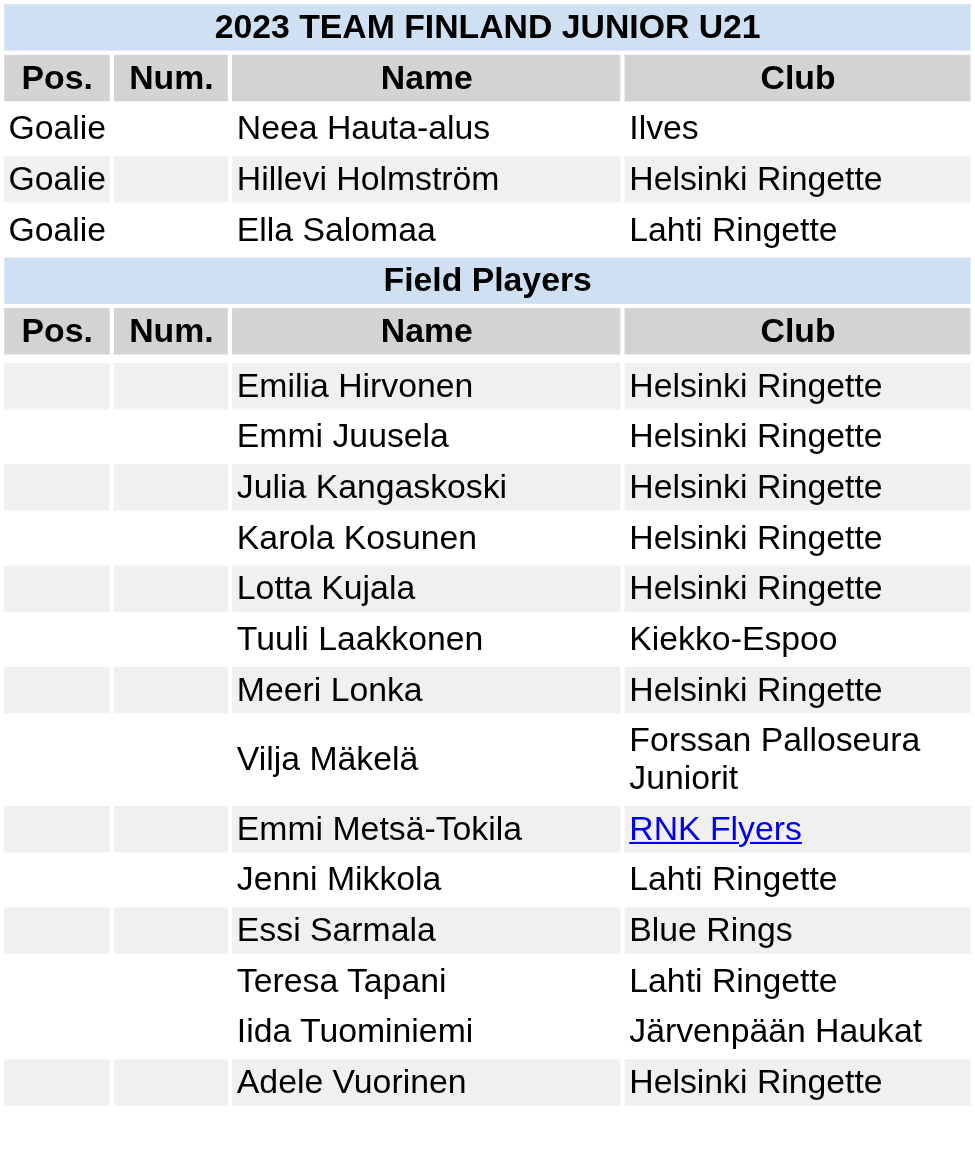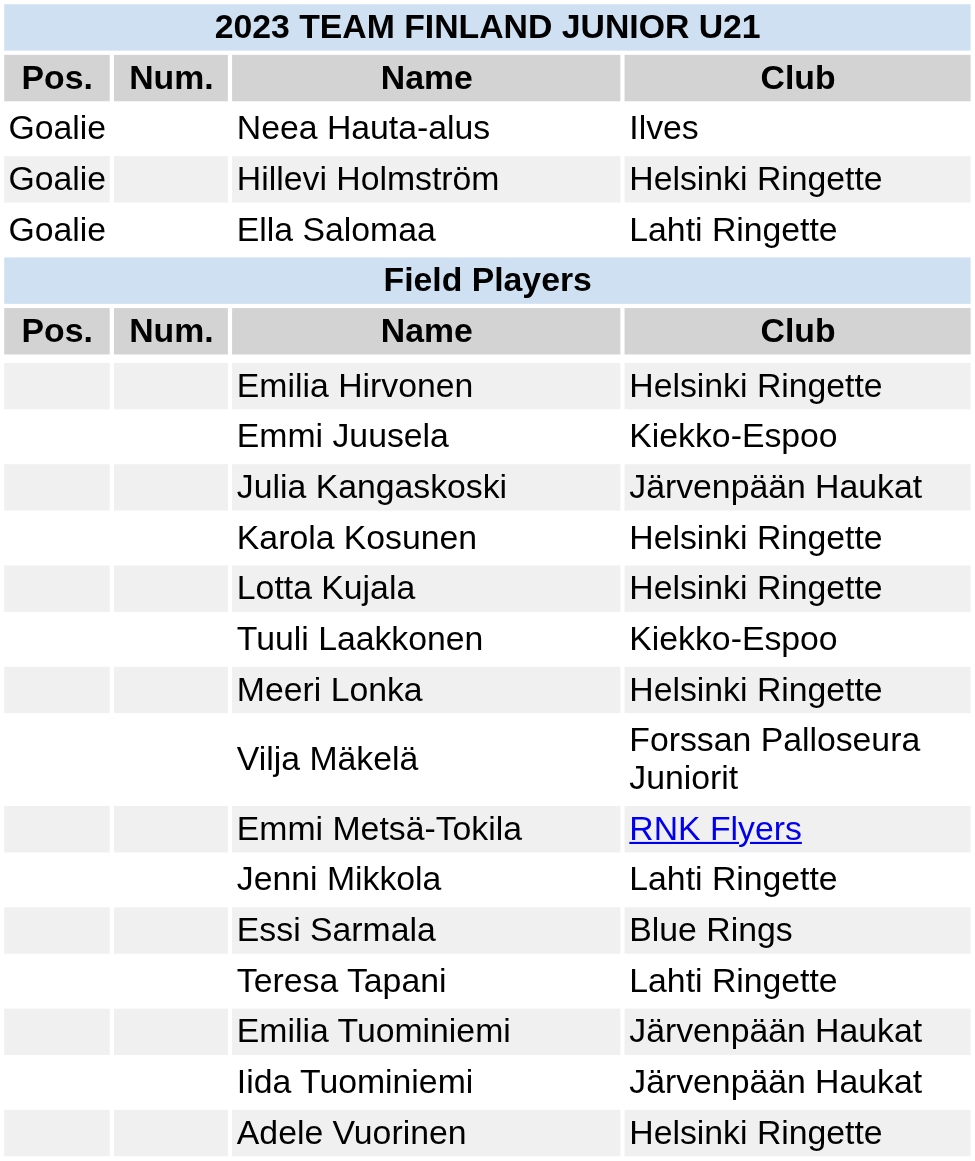(756, 436) Helsinki Ringette -> (733, 436) Kiekko-Espoo
(756, 486) Helsinki Ringette -> (776, 486) Järvenpään Haukat
+ row: (374, 1031)
